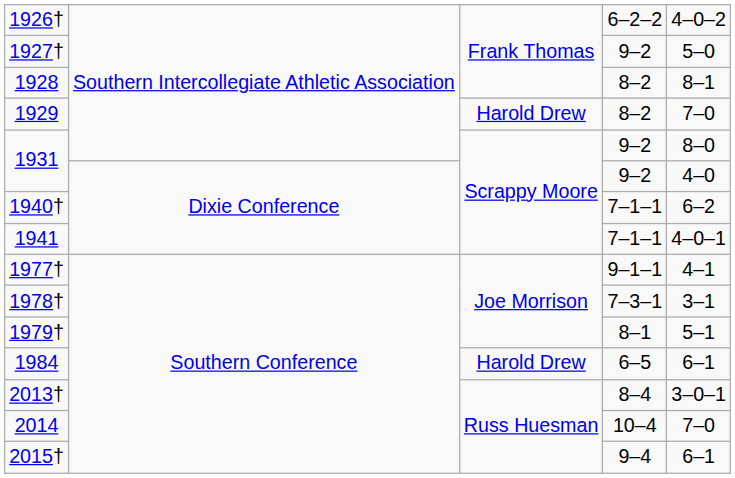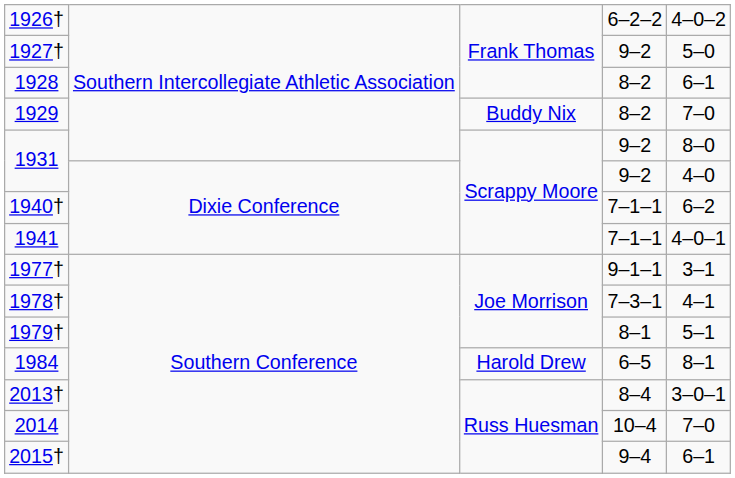(699, 82) 8–1 -> (699, 82) 6–1
(531, 113) Harold Drew -> (531, 113) Buddy Nix
(699, 269) 4–1 -> (699, 269) 3–1
(699, 301) 3–1 -> (699, 301) 4–1
(699, 363) 6–1 -> (699, 363) 8–1
